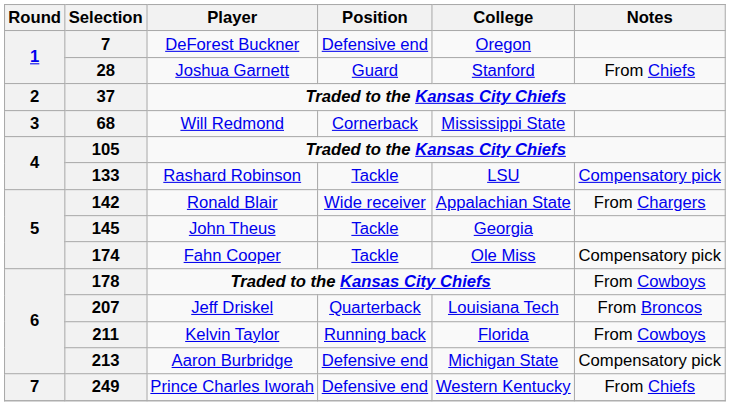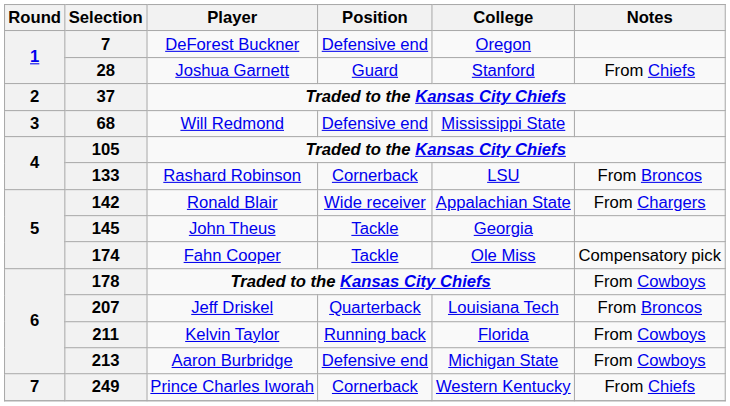(375, 123) Cornerback -> (375, 123) Defensive end
(375, 176) Tackle -> (375, 176) Cornerback
(650, 176) Compensatory pick -> (650, 176) From Broncos
(650, 360) Compensatory pick -> (650, 360) From Cowboys
(375, 387) Defensive end -> (375, 387) Cornerback
